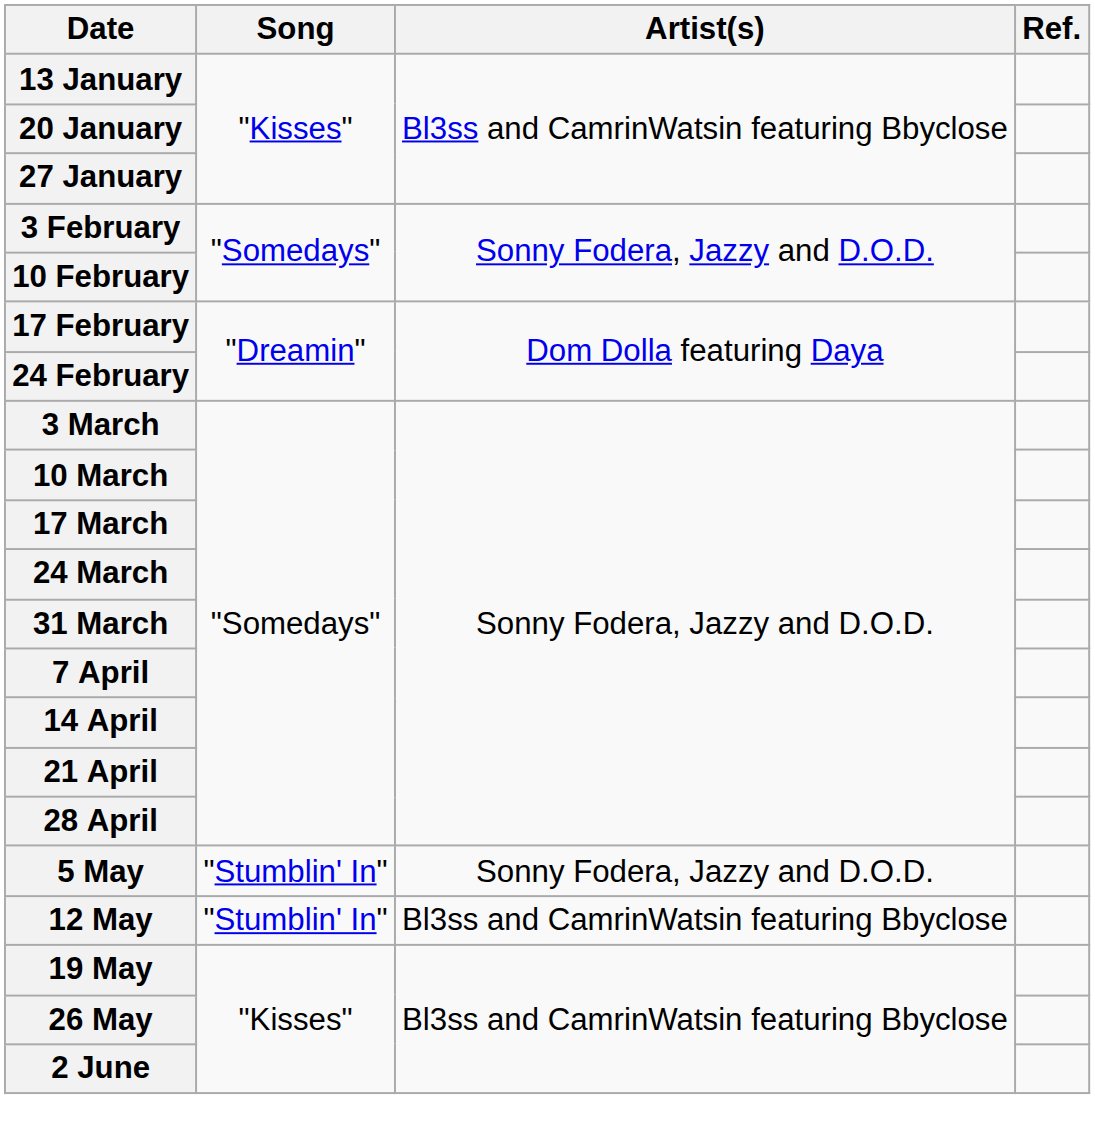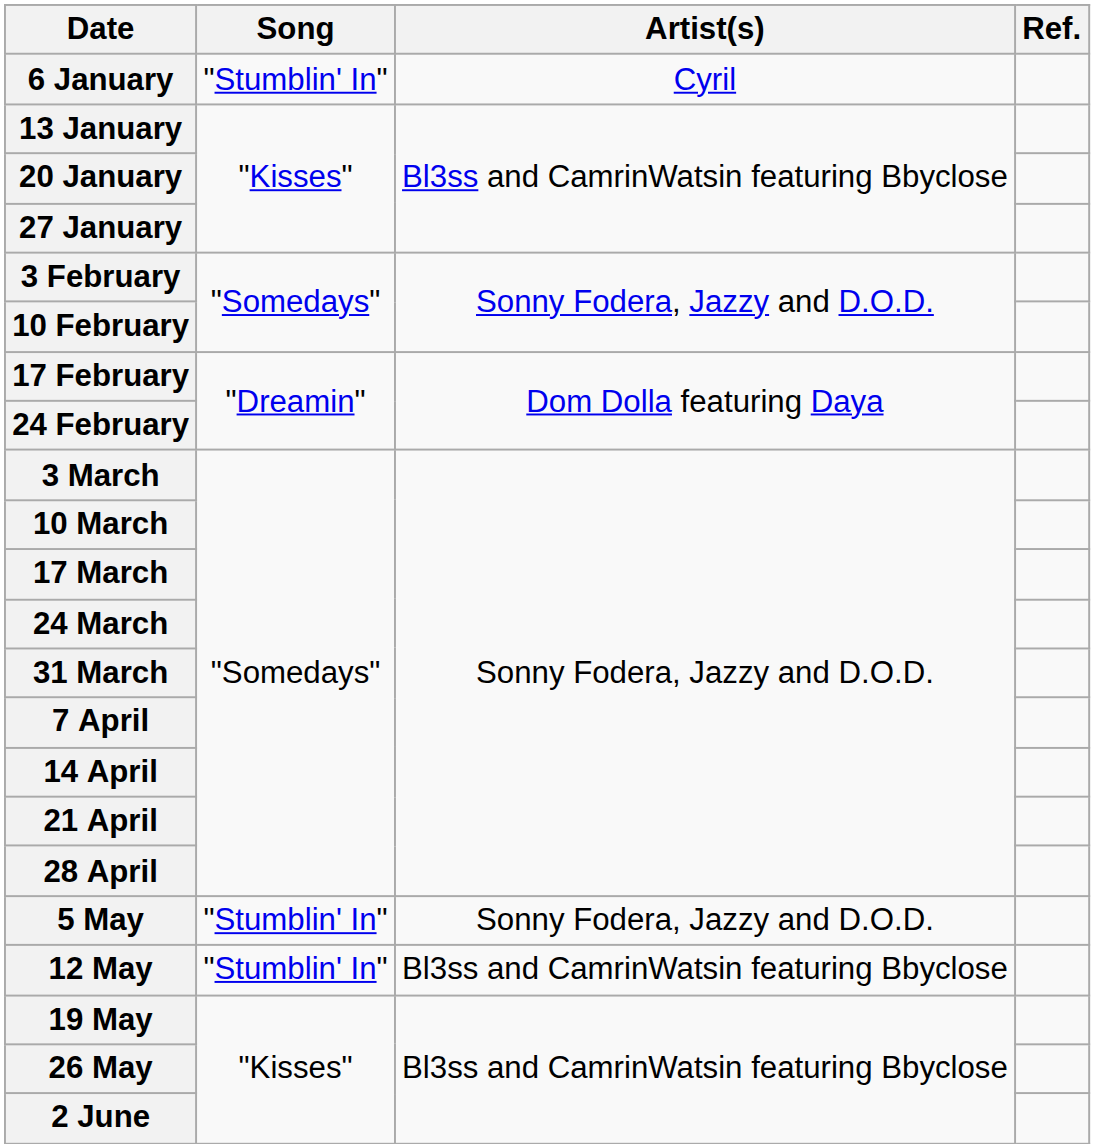+ row: (101, 78)
